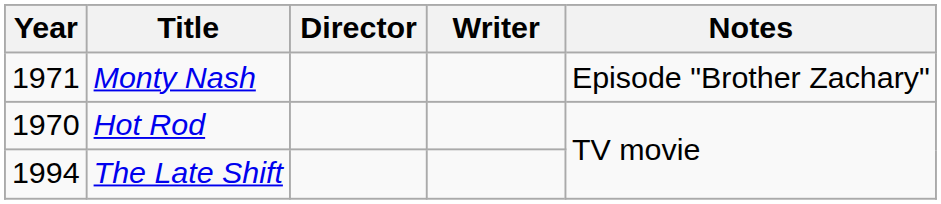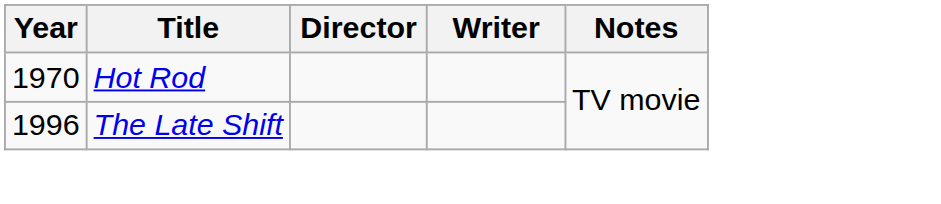- row: (175, 76)
(46, 173) 1994 -> (46, 125) 1996
